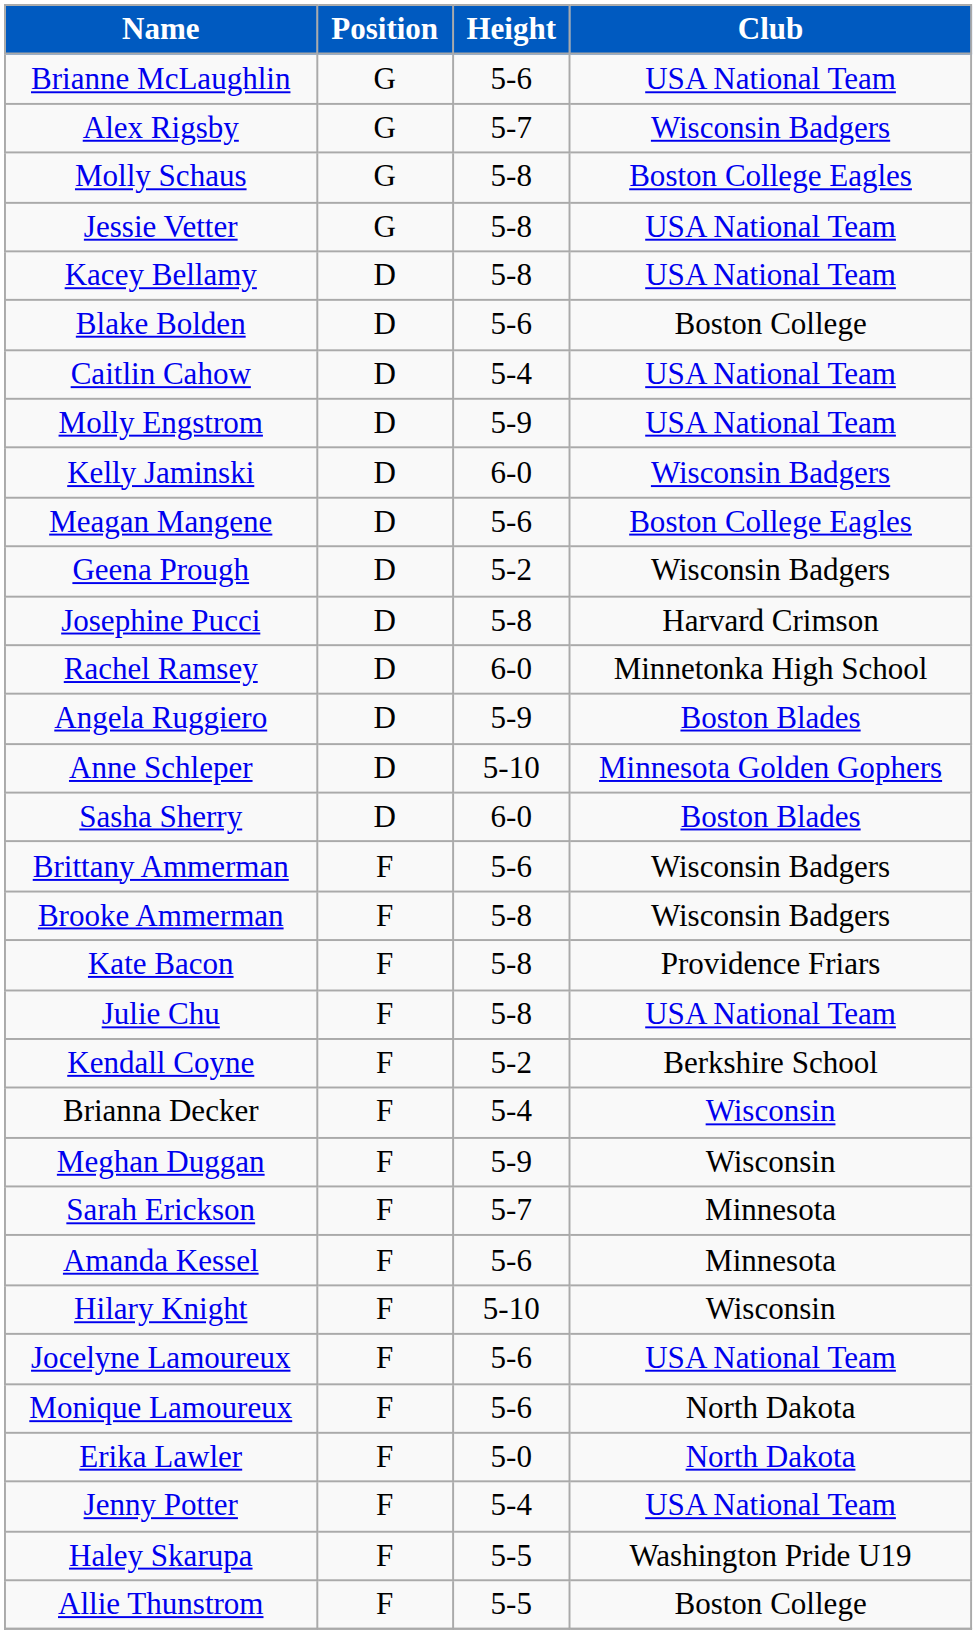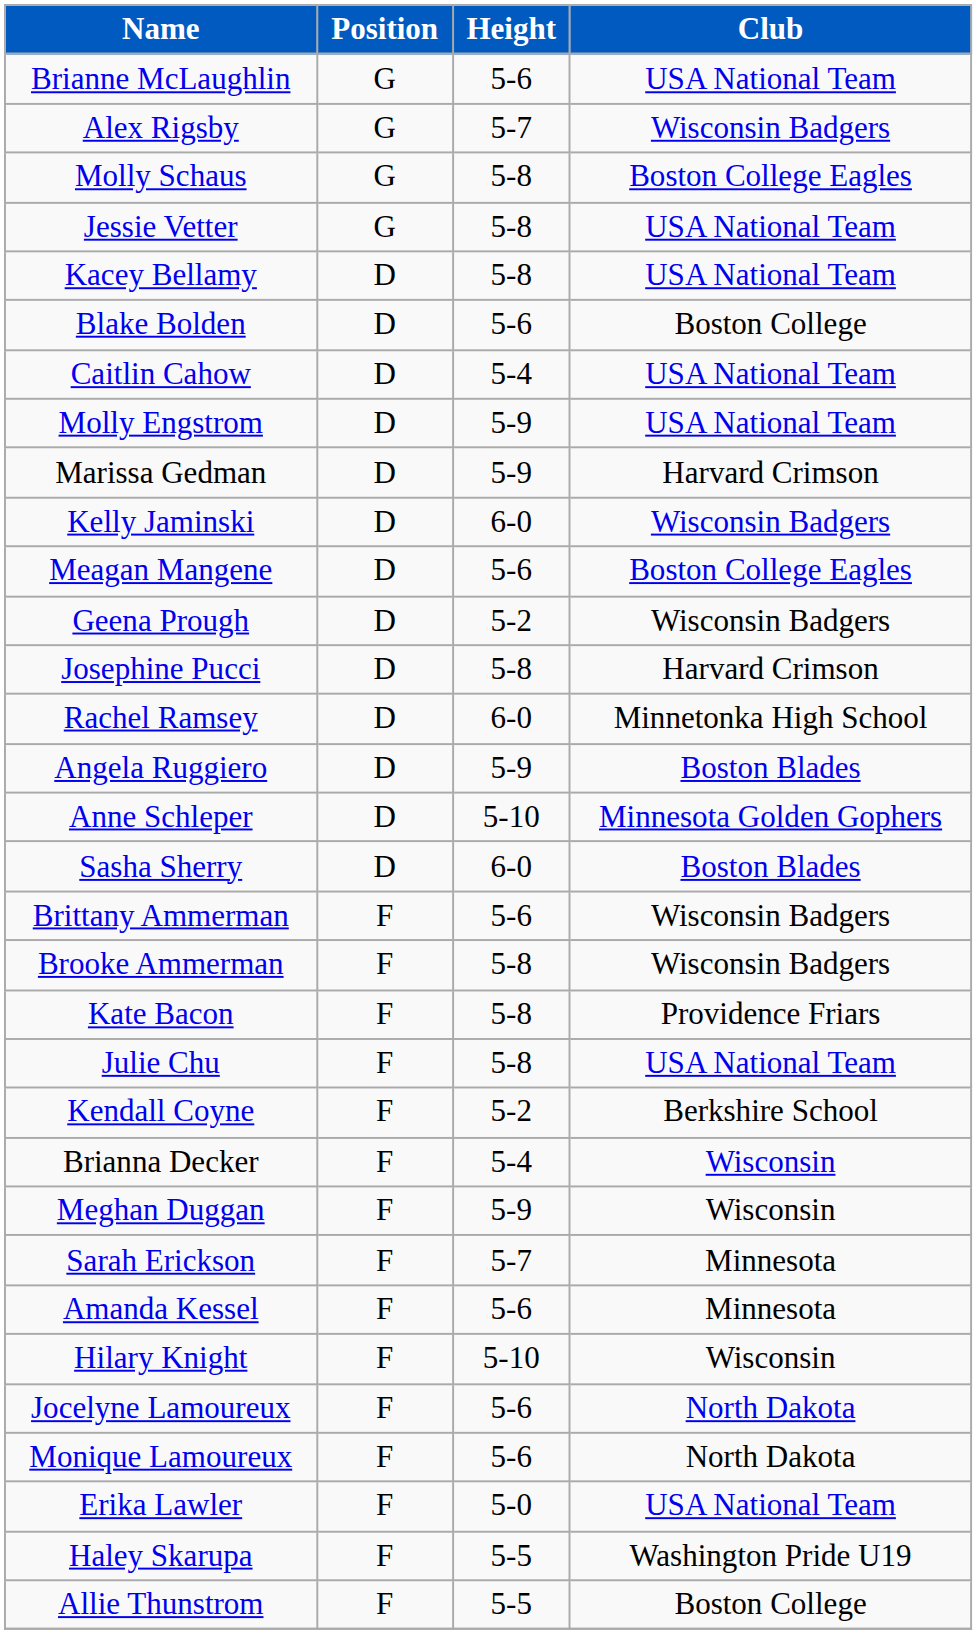+ row: (161, 472)
(771, 1358) USA National Team -> (771, 1407) North Dakota
(771, 1456) North Dakota -> (771, 1505) USA National Team
- row: (161, 1505)
